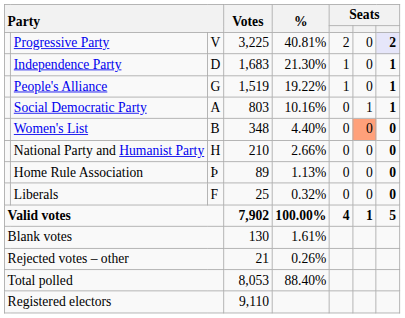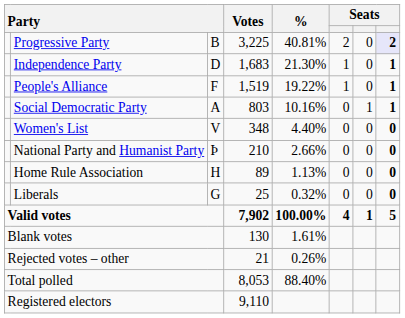(215, 43) V -> (215, 43) B
(215, 86) G -> (214, 86) F
(215, 129) B -> (215, 129) V
(369, 129) lightsalmon background -> (369, 129) no background
(215, 150) H -> (214, 150) Þ
(214, 172) Þ -> (215, 172) H
(214, 194) F -> (215, 194) G
